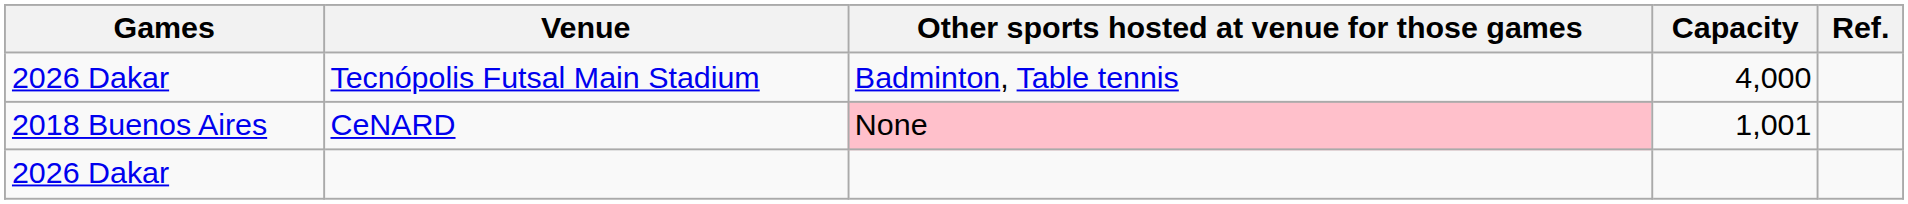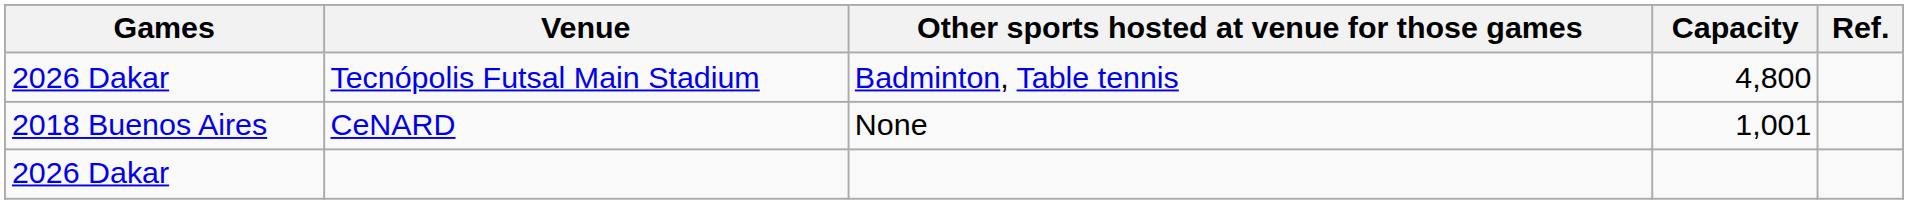(1773, 76) 4,000 -> (1773, 76) 4,800
(891, 125) pink background -> (891, 125) no background
